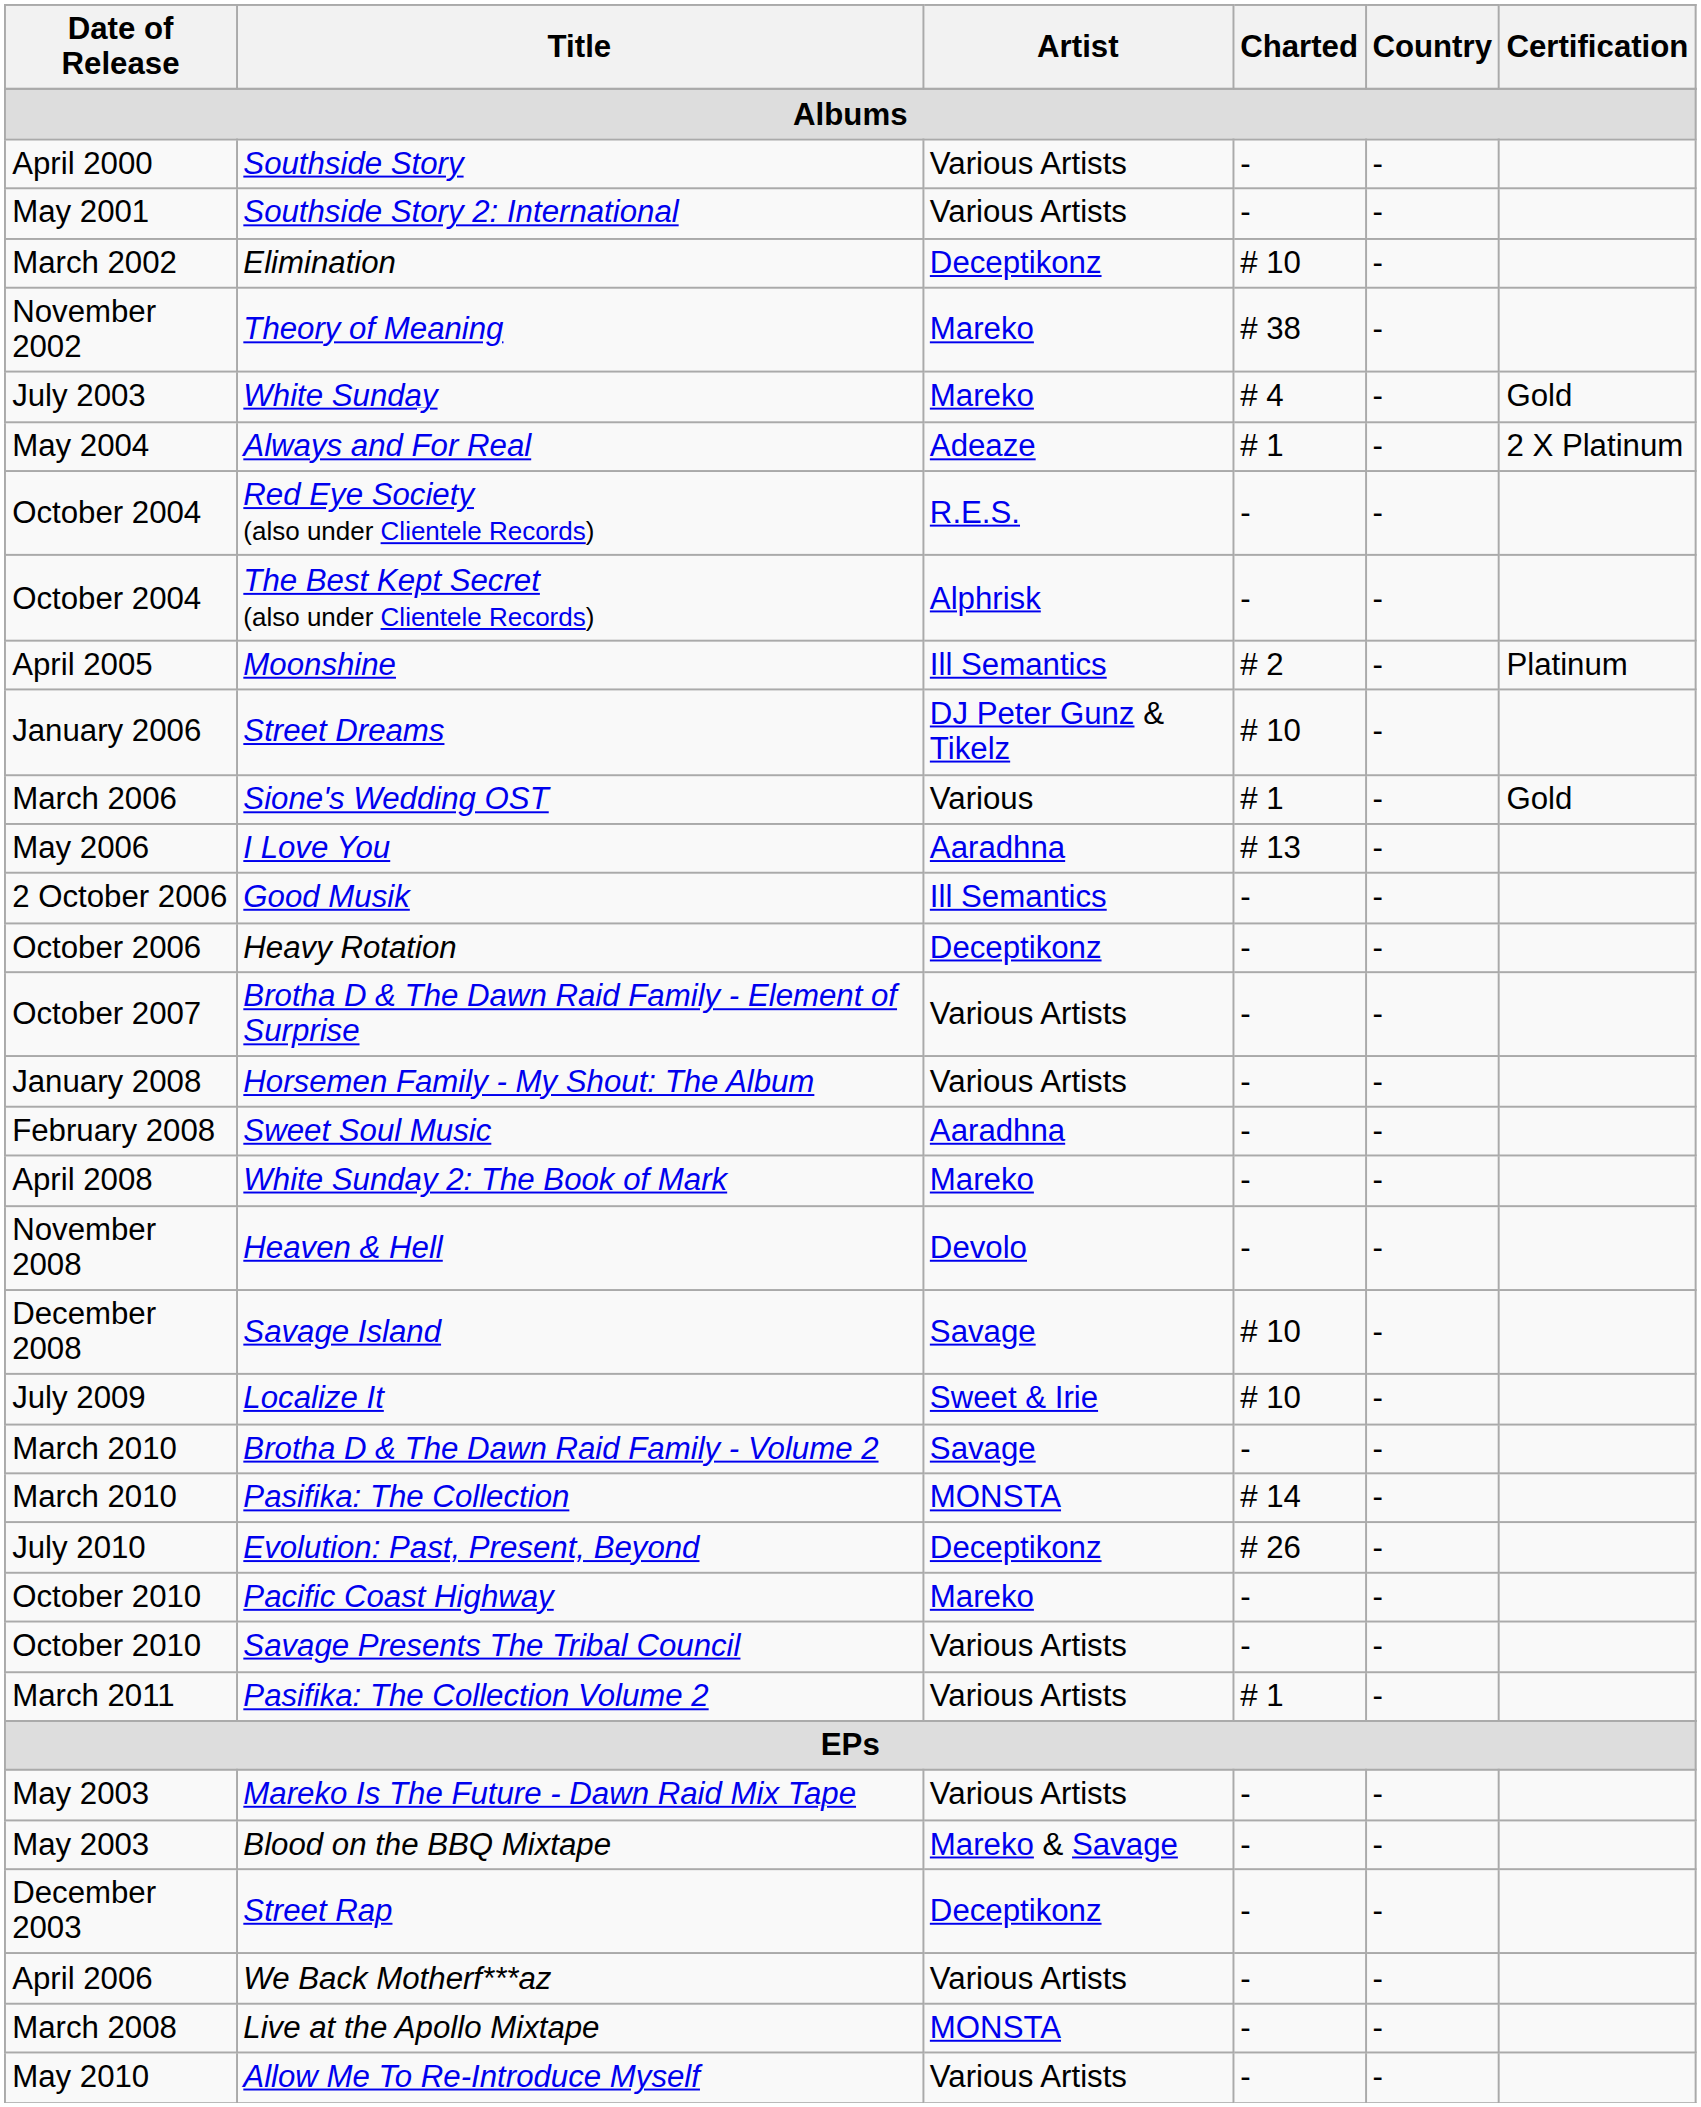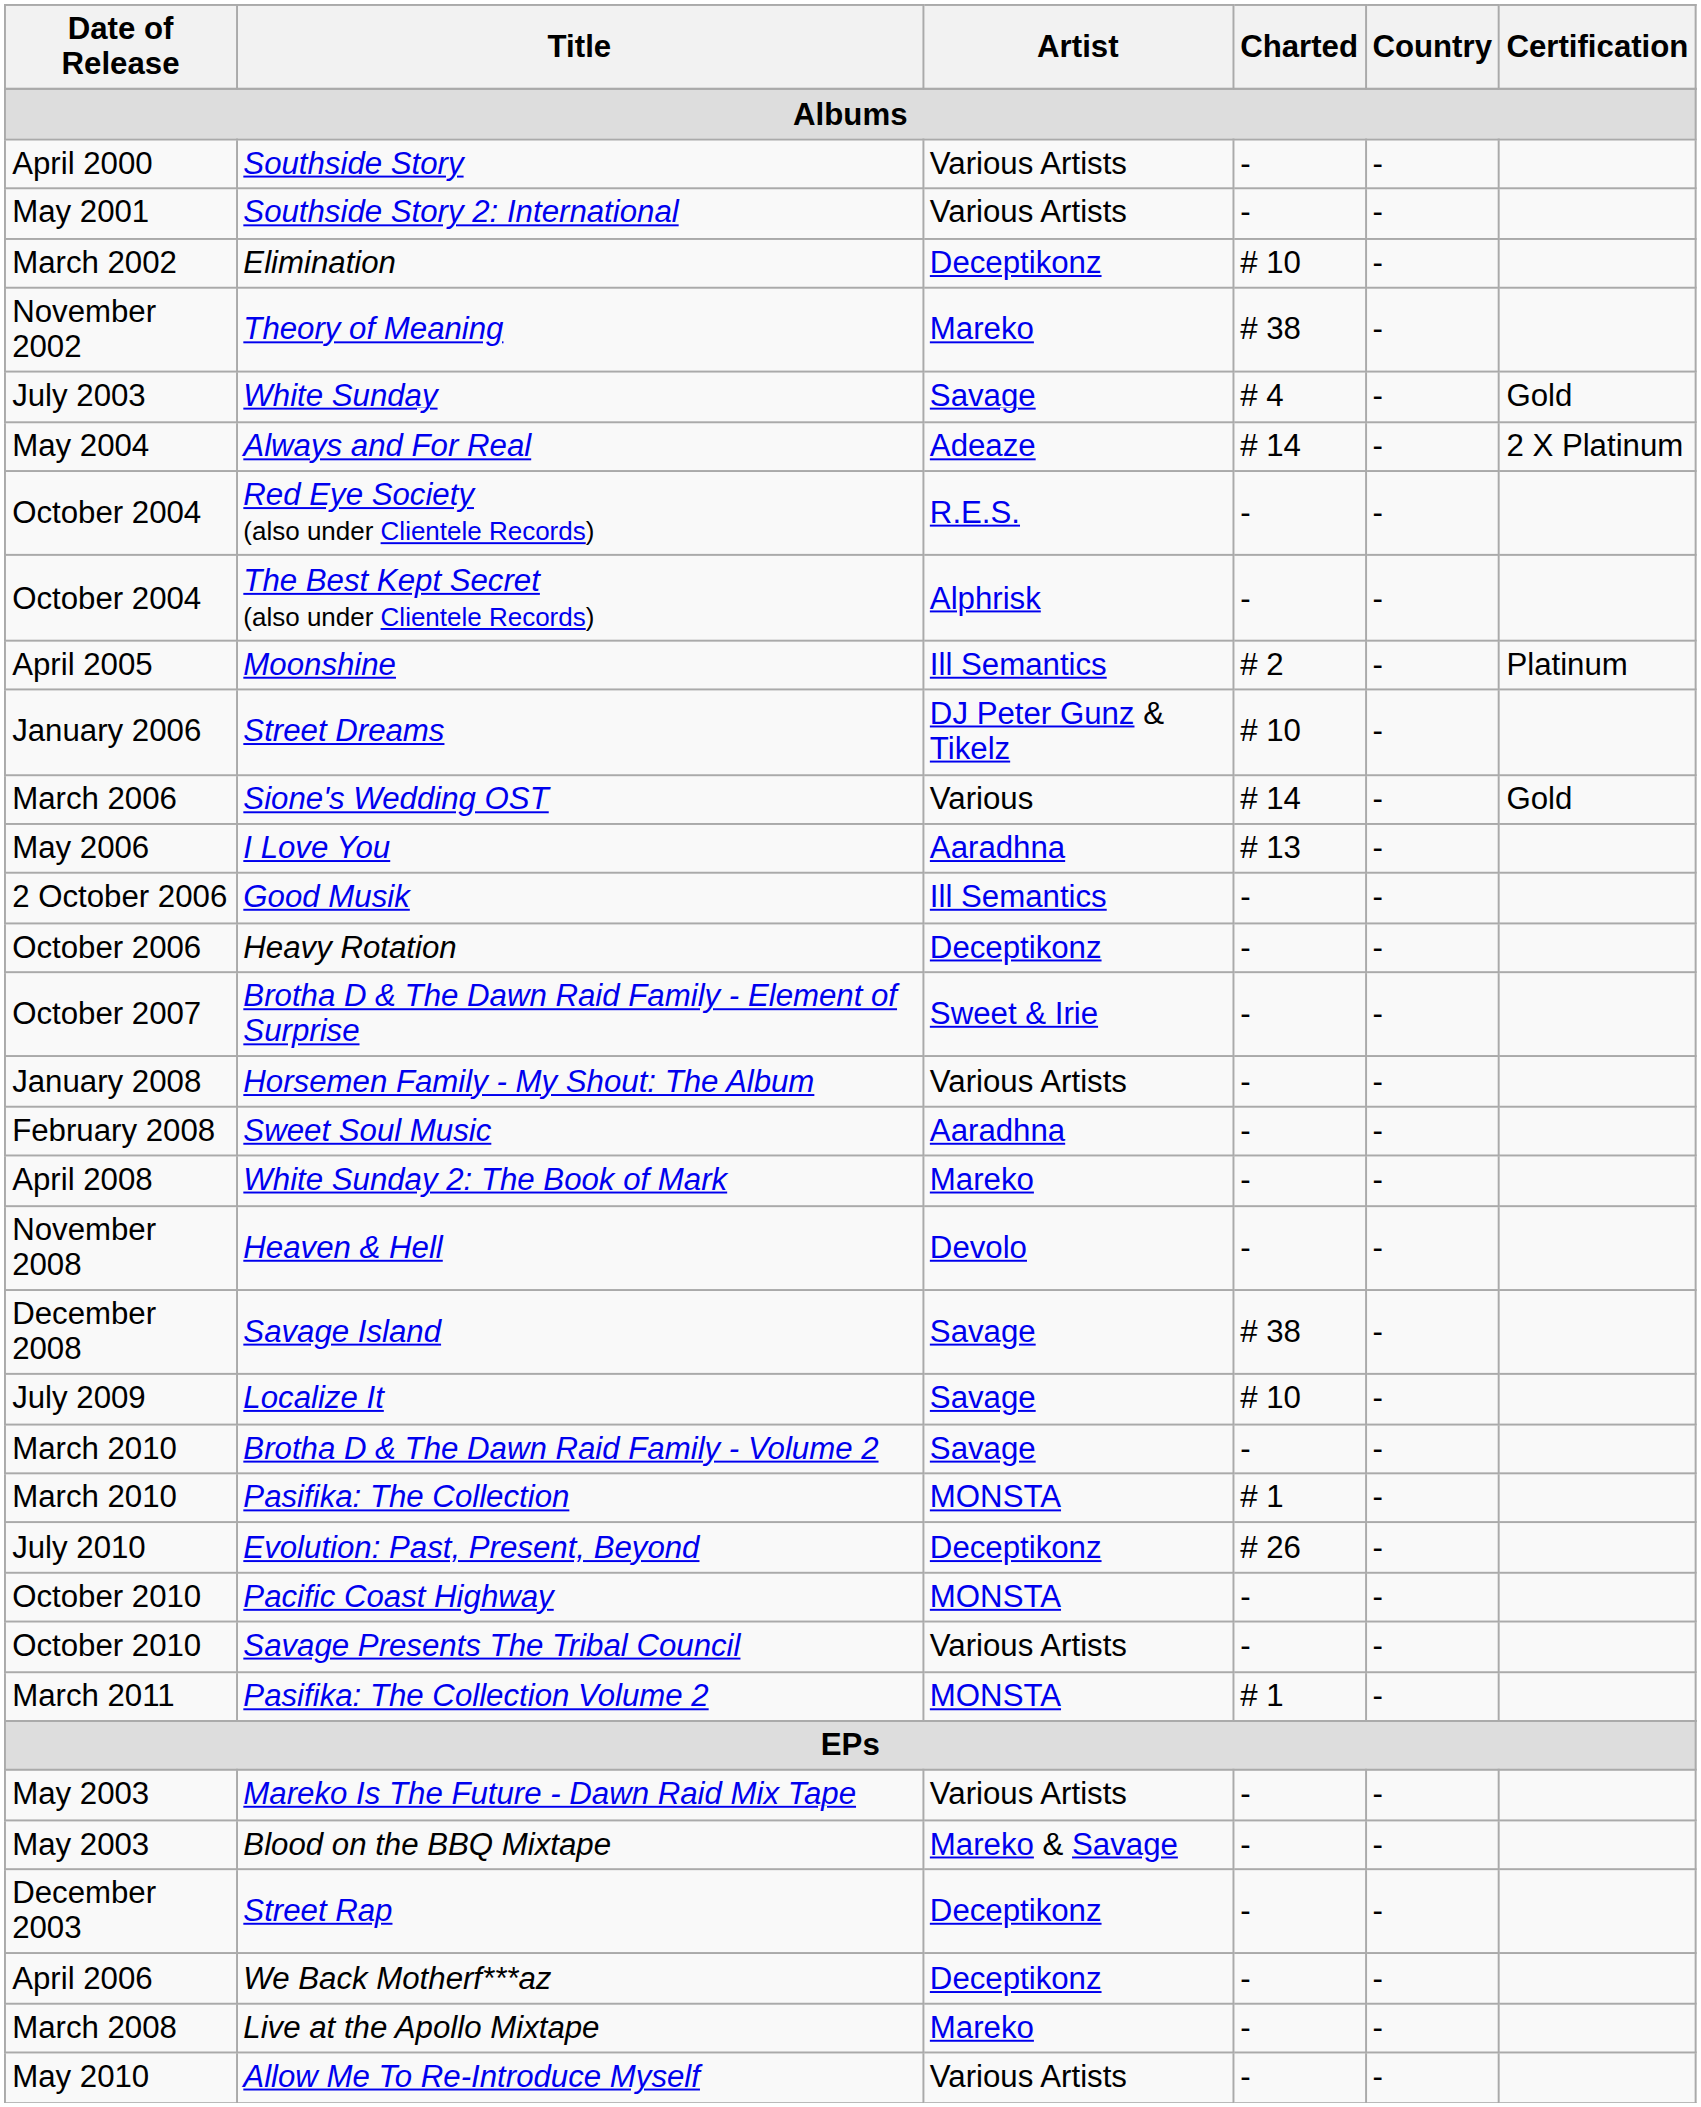(982, 396) Mareko -> (983, 396) Savage
(1262, 445) # 1 -> (1271, 445) # 14
(1262, 798) # 1 -> (1271, 798) # 14
(1028, 1013) Various Artists -> (1014, 1013) Sweet & Irie
(1271, 1331) # 10 -> (1271, 1331) # 38
(1014, 1398) Sweet & Irie -> (983, 1398) Savage
(1271, 1497) # 14 -> (1262, 1497) # 1
(982, 1596) Mareko -> (995, 1596) MONSTA
(1028, 1695) Various Artists -> (995, 1695) MONSTA
(1028, 1978) Various Artists -> (1016, 1978) Deceptikonz
(995, 2027) MONSTA -> (982, 2027) Mareko
